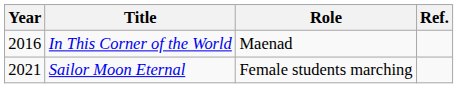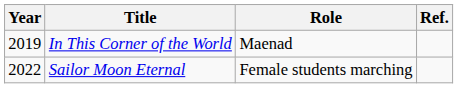(25, 43) 2016 -> (25, 43) 2019
(25, 69) 2021 -> (25, 69) 2022
